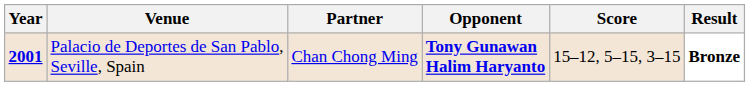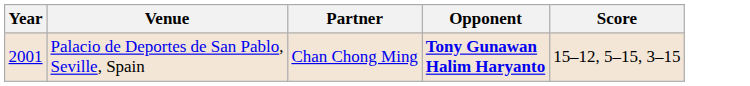- column: (714, 18)
(26, 56) bold -> (26, 56) normal
